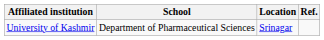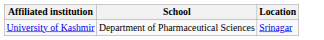- column: (309, 12)
